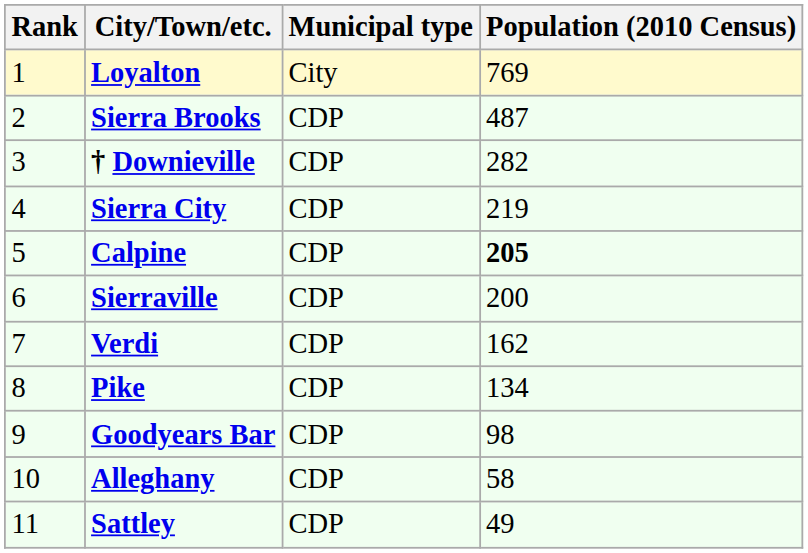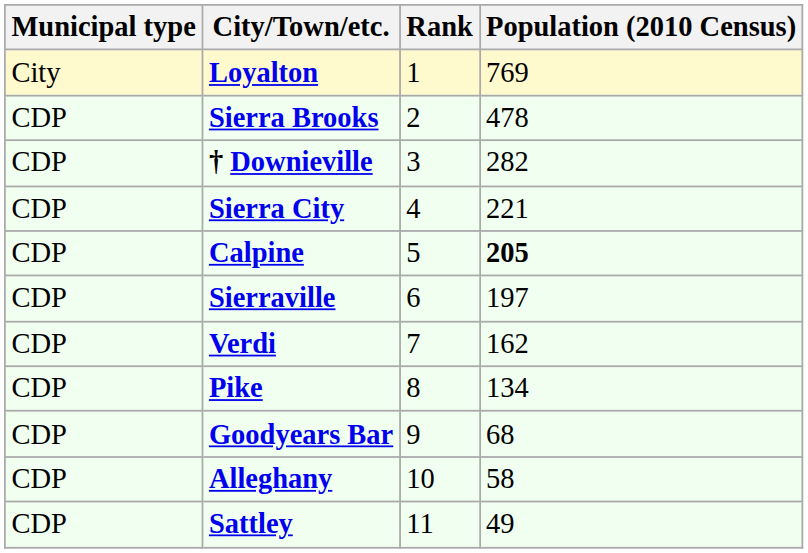columns swapped: (45, 27) <-> (381, 27)
(507, 117) 487 -> (507, 117) 478
(507, 207) 219 -> (507, 207) 221
(507, 298) 200 -> (507, 298) 197
(500, 433) 98 -> (500, 433) 68
